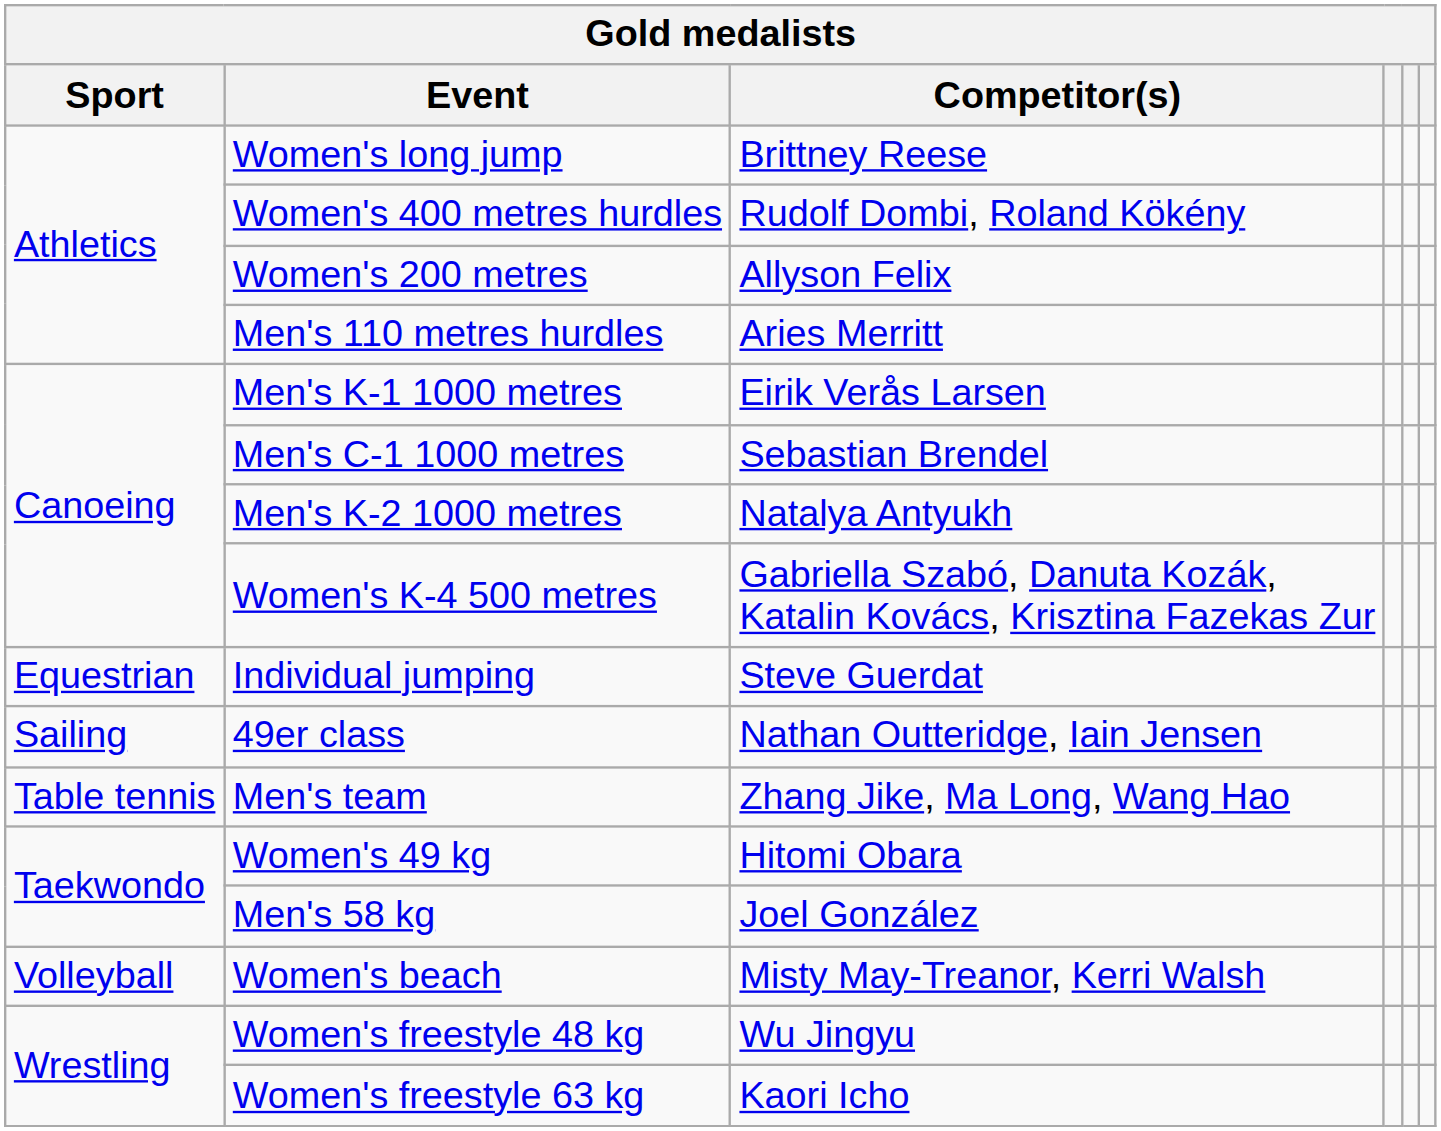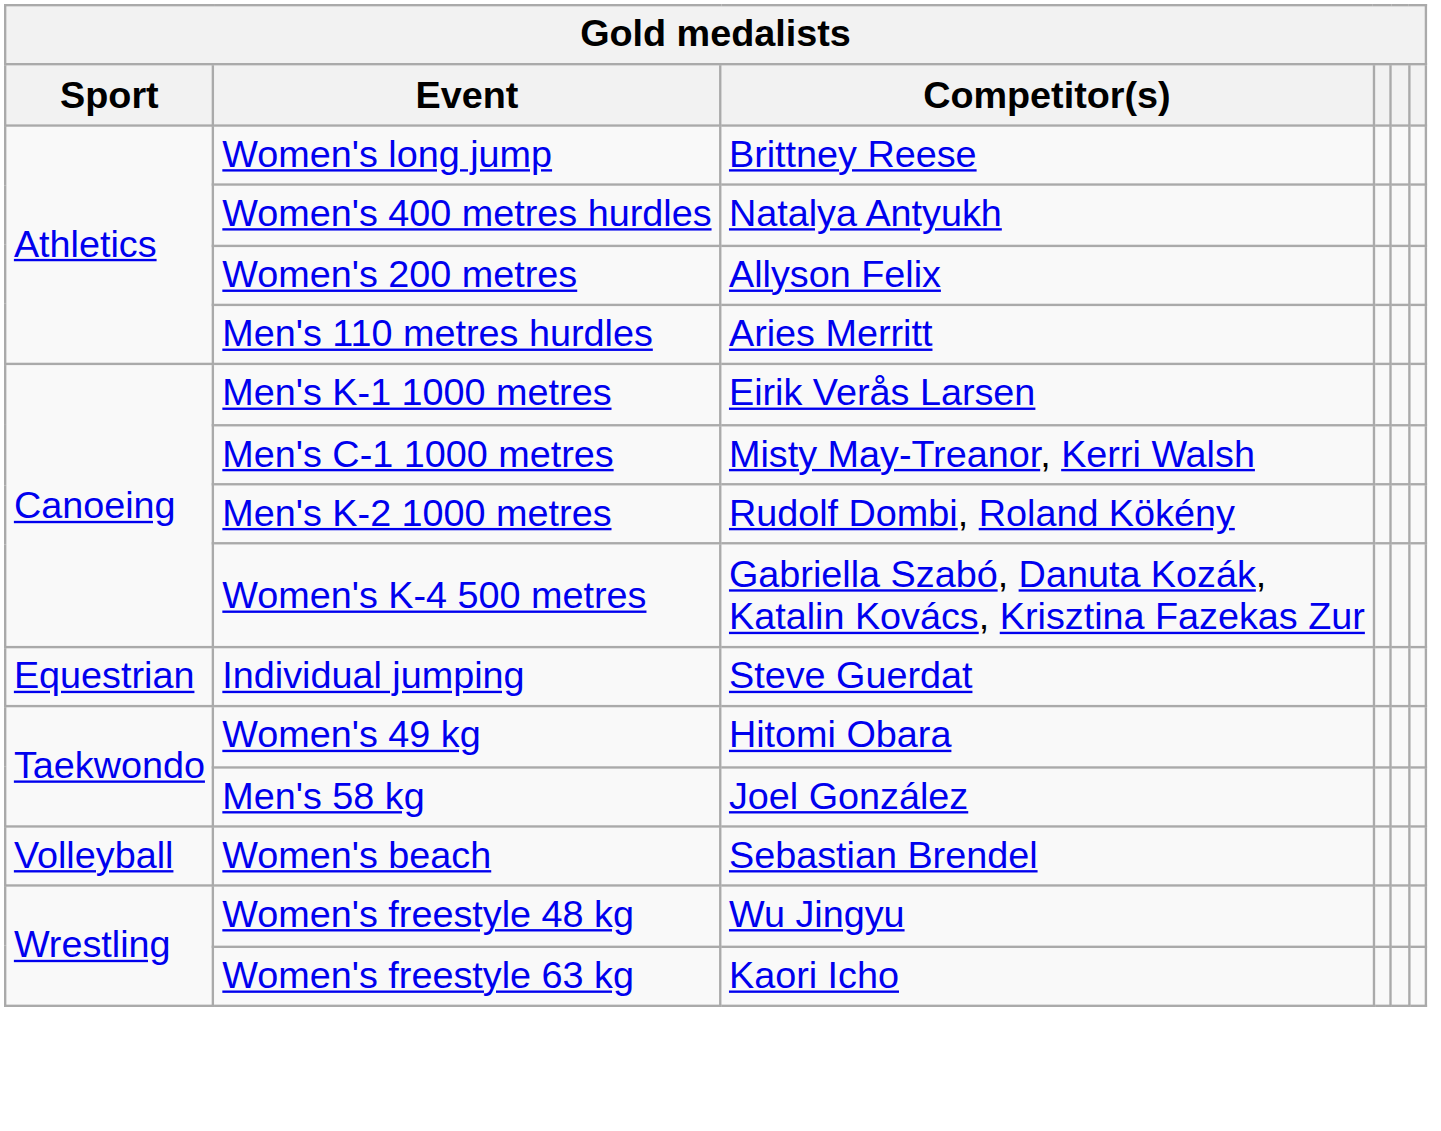(992, 214) Rudolf Dombi, Roland Kökény -> (865, 214) Natalya Antyukh
(894, 453) Sebastian Brendel -> (992, 453) Misty May-Treanor, Kerri Walsh
(876, 513) Natalya Antyukh -> (982, 513) Rudolf Dombi, Roland Kökény
- row: (319, 735)
- row: (330, 795)
(1002, 975) Misty May-Treanor, Kerri Walsh -> (883, 855) Sebastian Brendel
